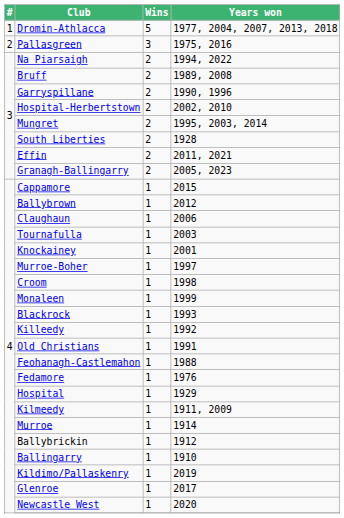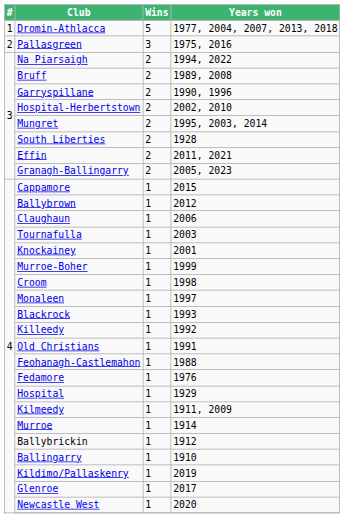(185, 267) 1997 -> (185, 267) 1999
(185, 298) 1999 -> (185, 298) 1997
